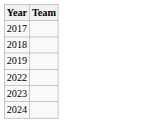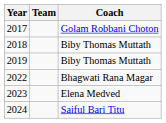+ column: (110, 12)
